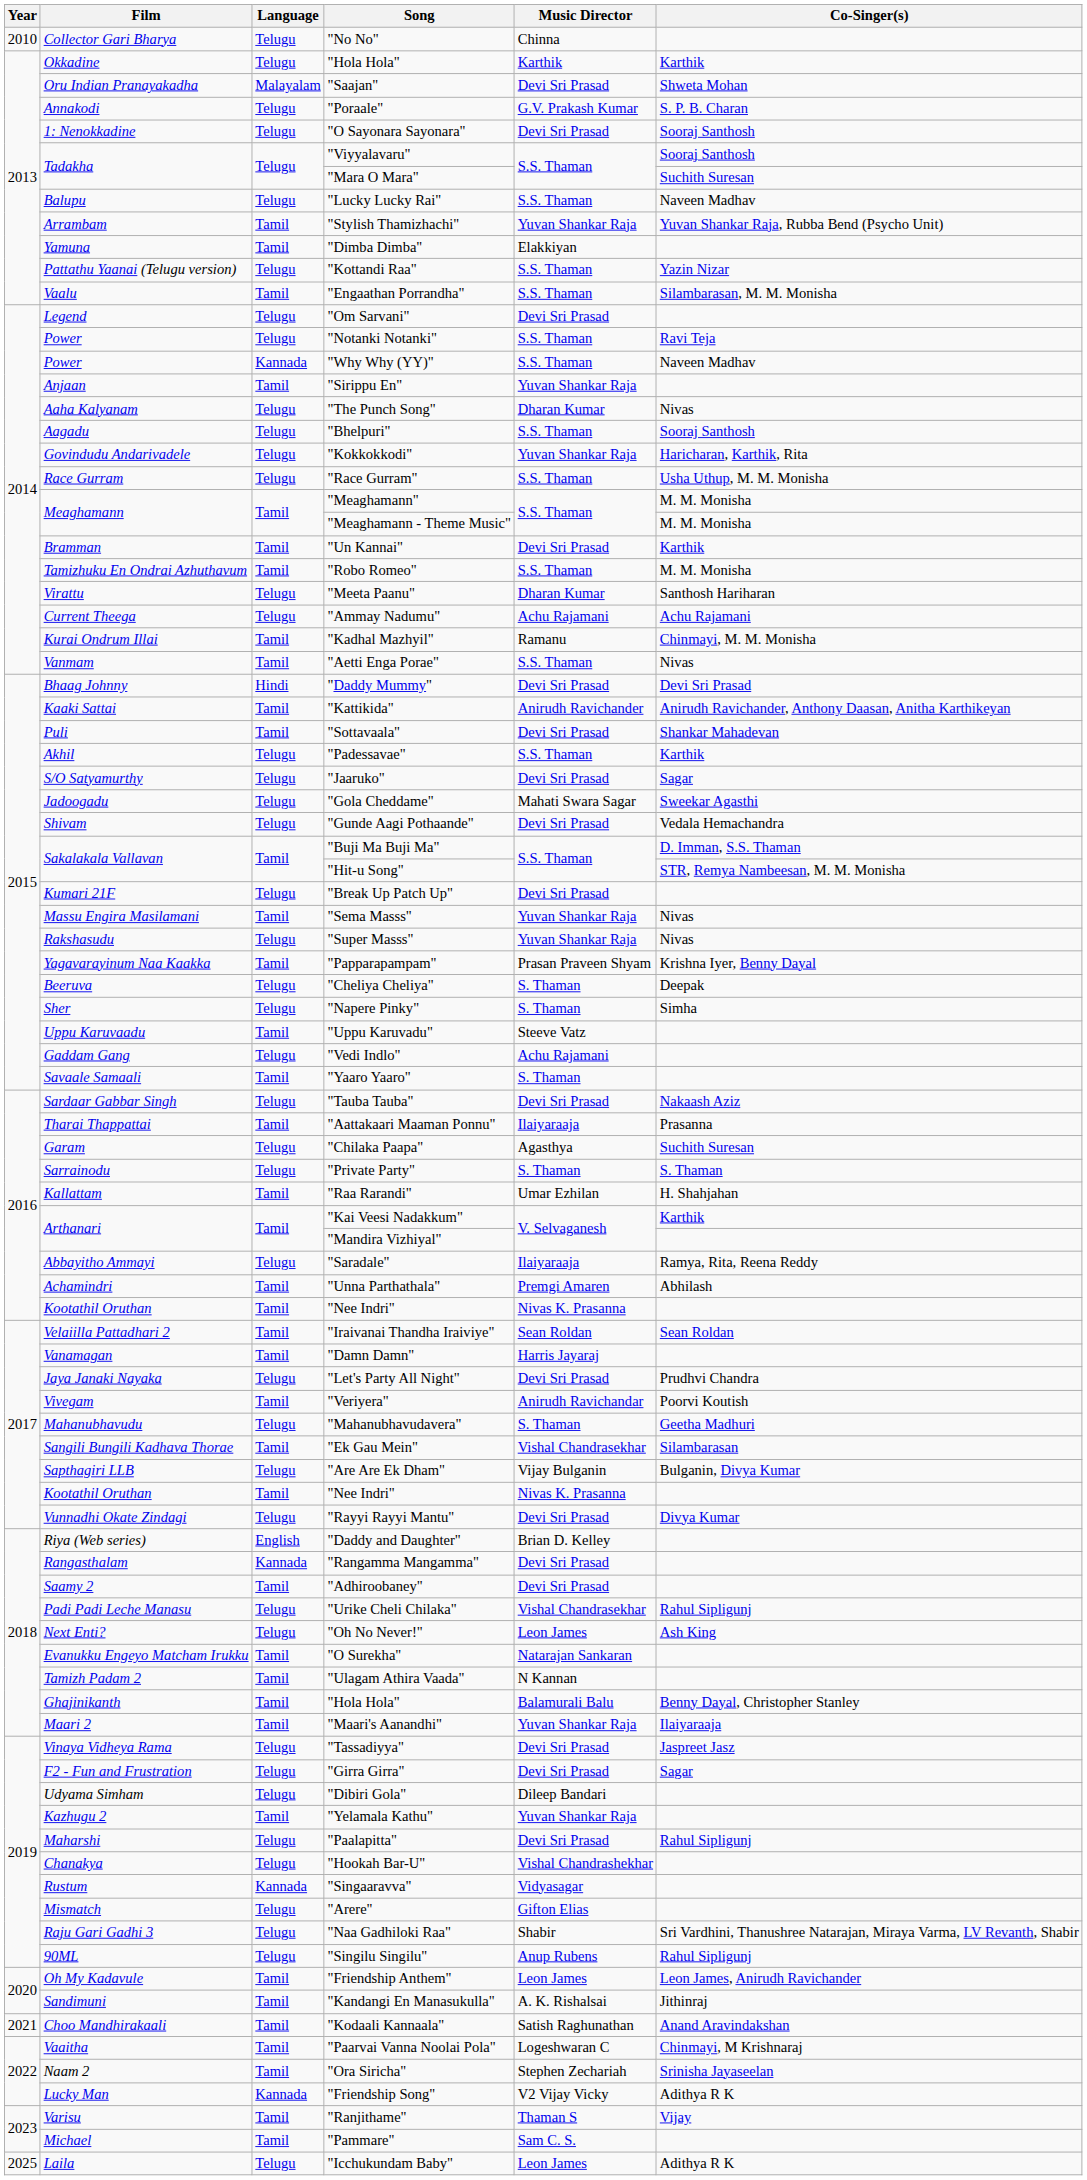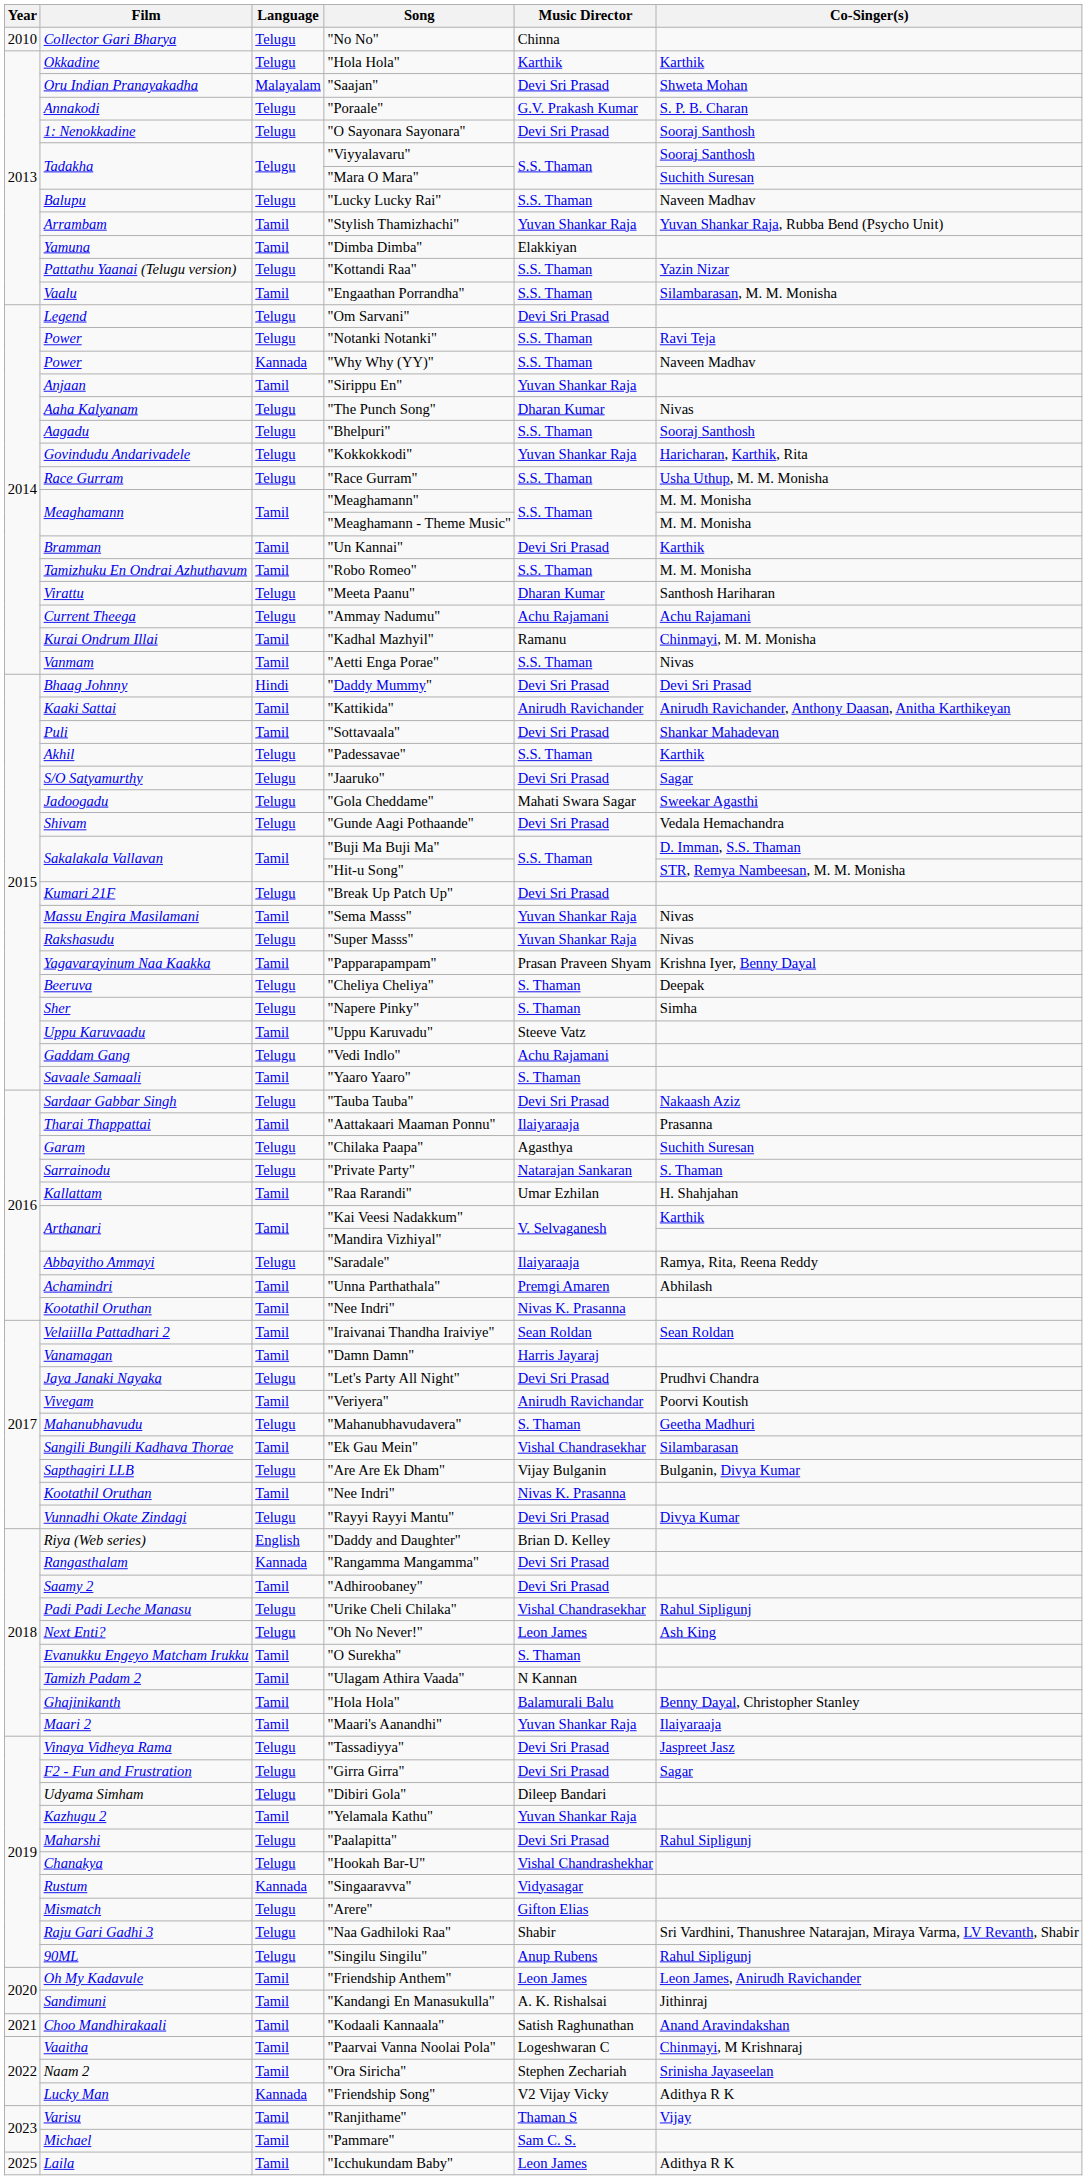(549, 1170) S. Thaman -> (575, 1170) Natarajan Sankaran
(575, 1655) Natarajan Sankaran -> (549, 1655) S. Thaman
(275, 2163) Telugu -> (272, 2163) Tamil
